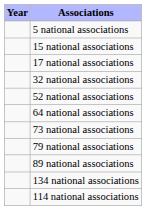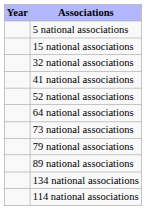- row: (86, 63)
+ row: (86, 80)
